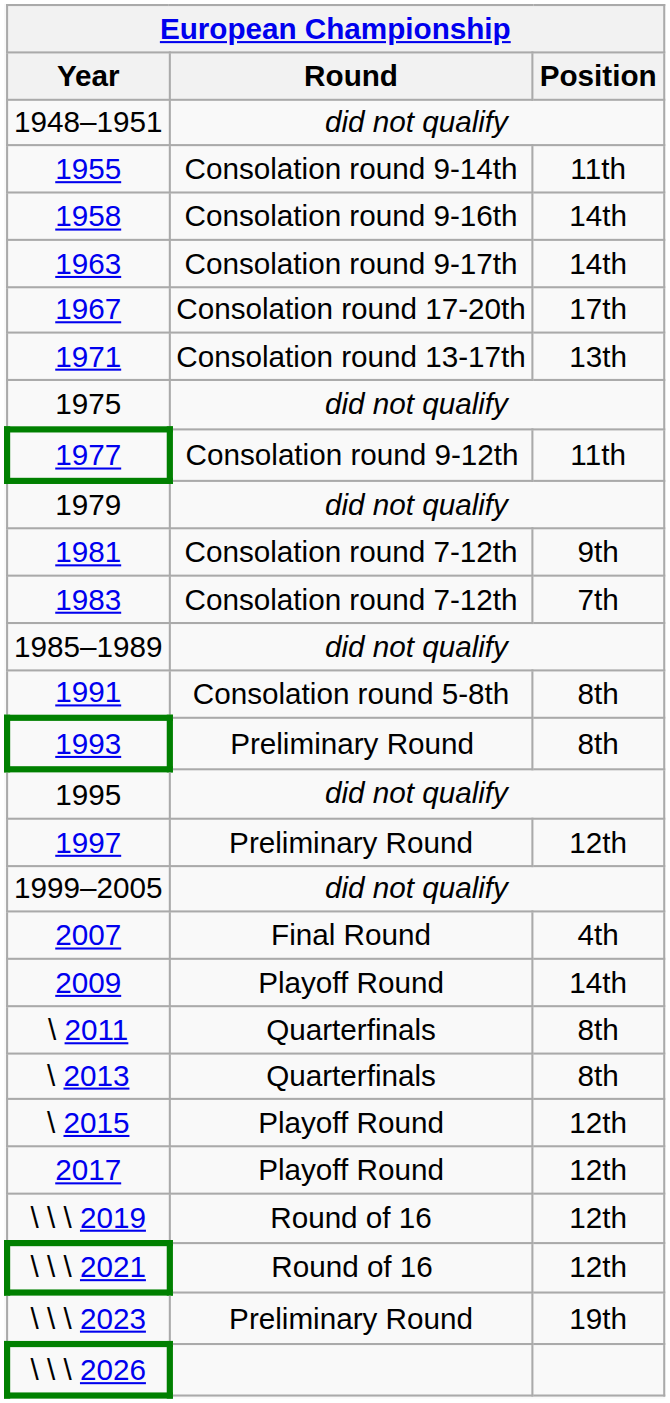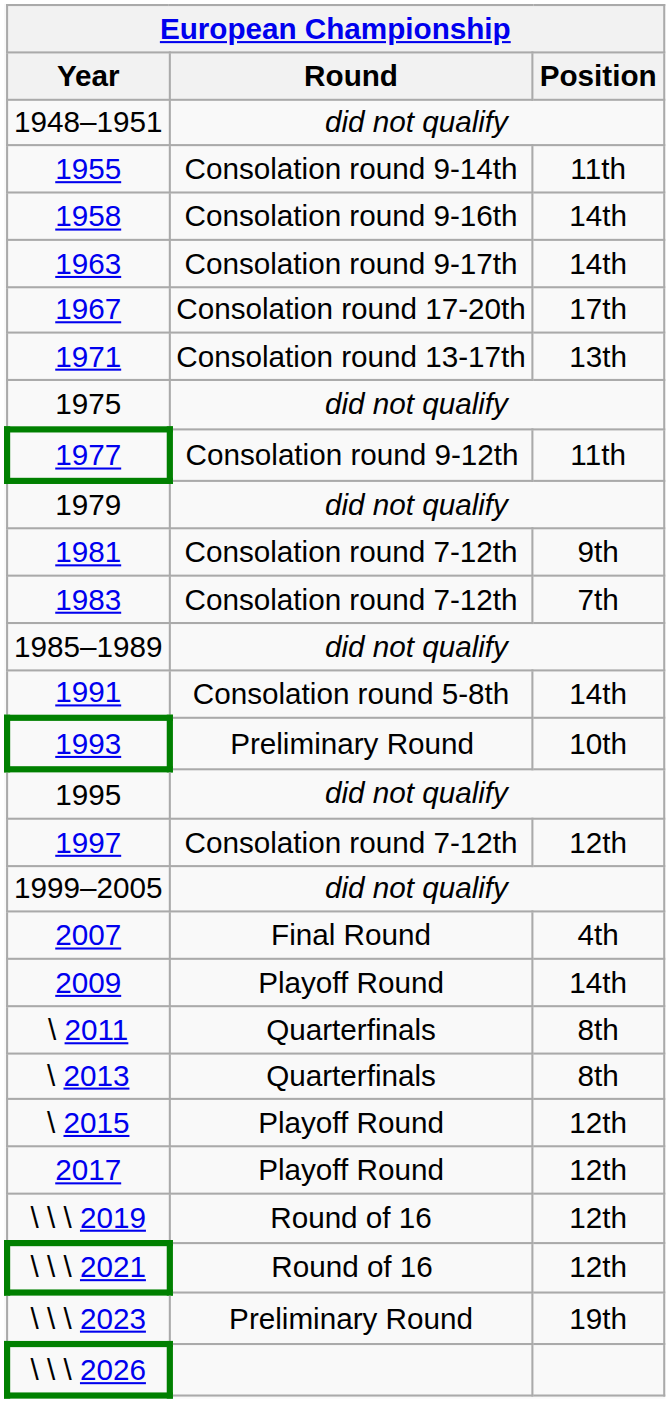(598, 694) 8th -> (598, 694) 14th
(598, 744) 8th -> (598, 744) 10th
(351, 842) Preliminary Round -> (351, 842) Consolation round 7-12th
